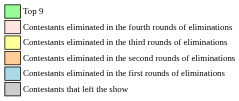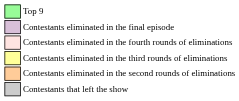+ row: (99, 27)
- row: (124, 73)
